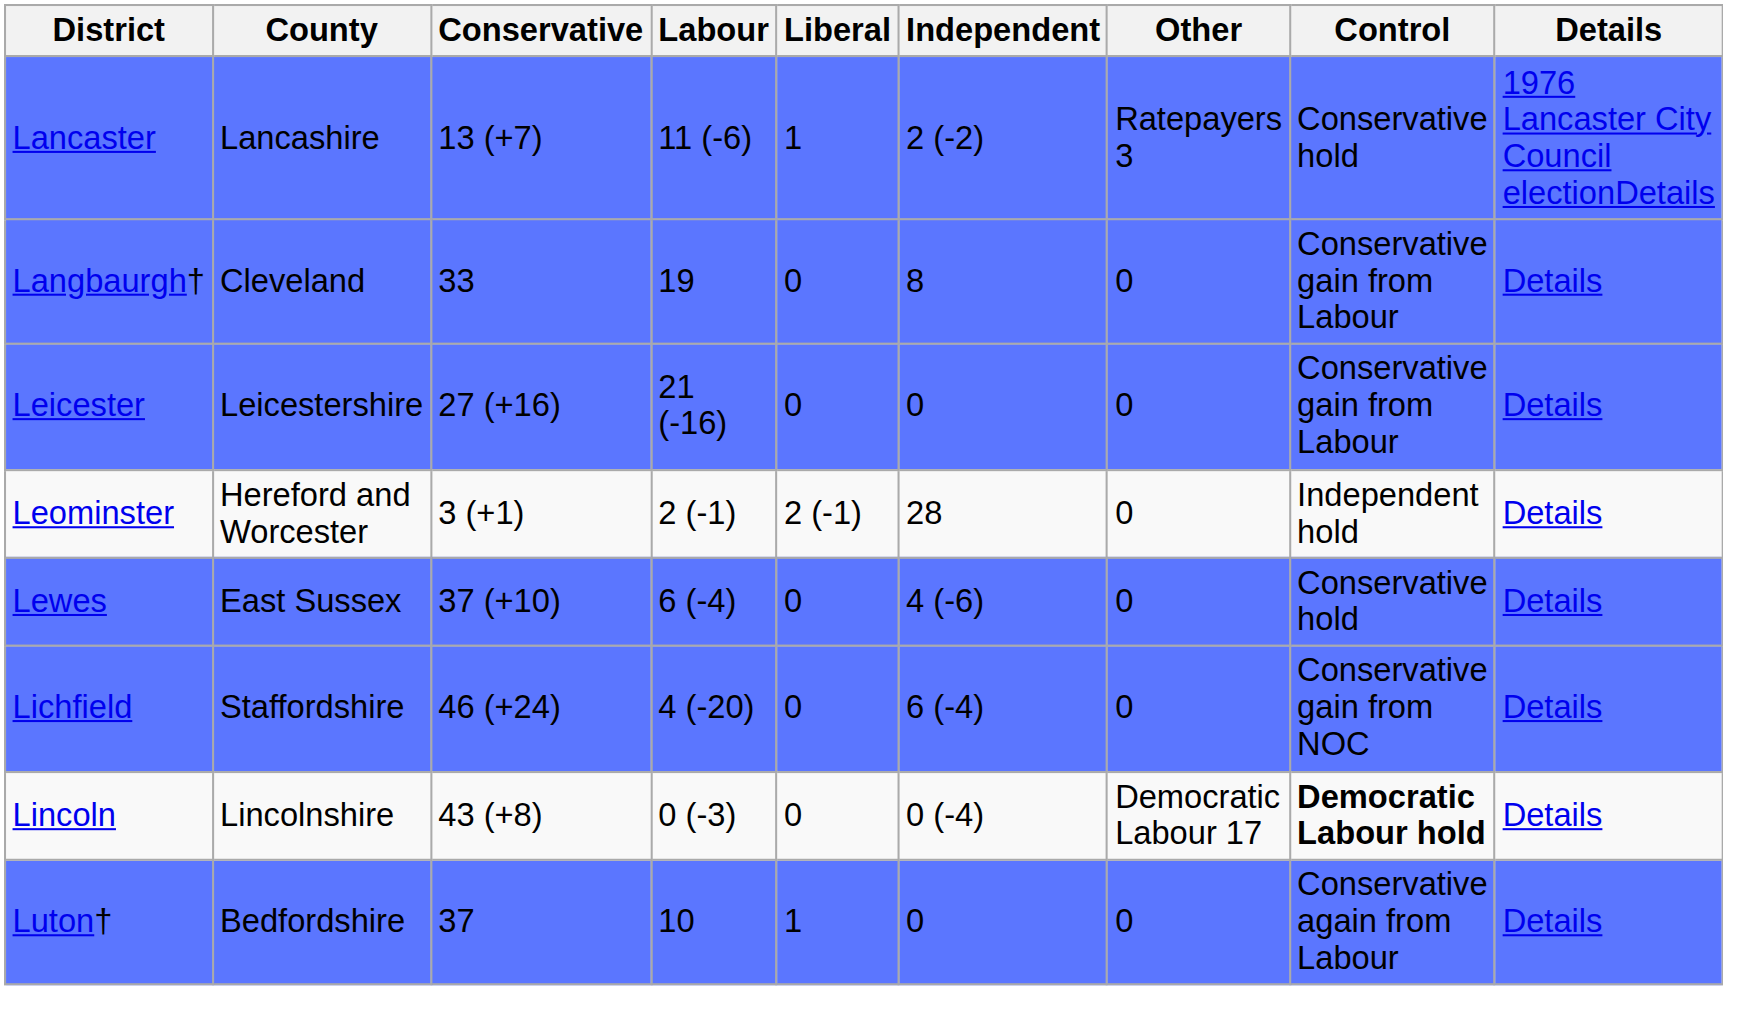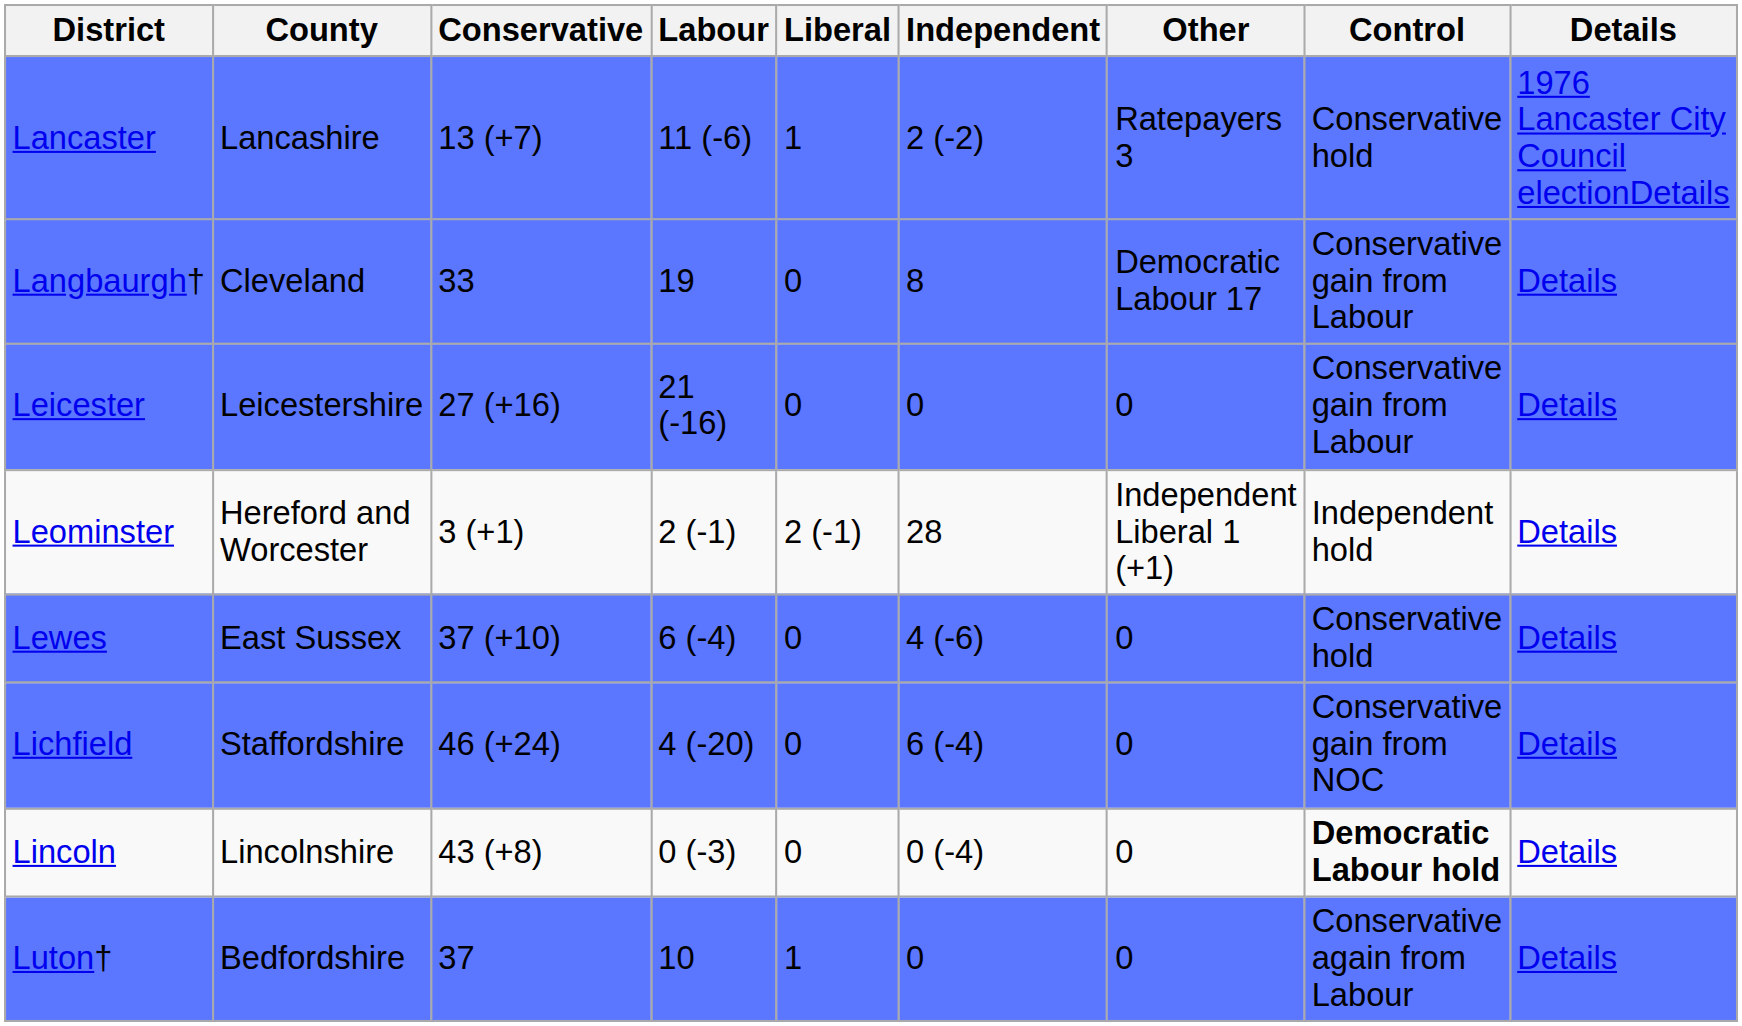(1124, 280) 0 -> (1198, 280) Democratic Labour 17
(1124, 512) 0 -> (1206, 531) Independent Liberal 1 (+1)
(1198, 815) Democratic Labour 17 -> (1124, 851) 0
